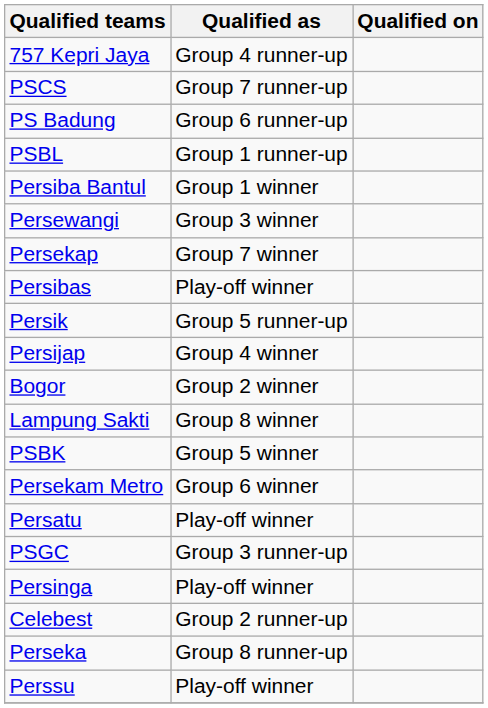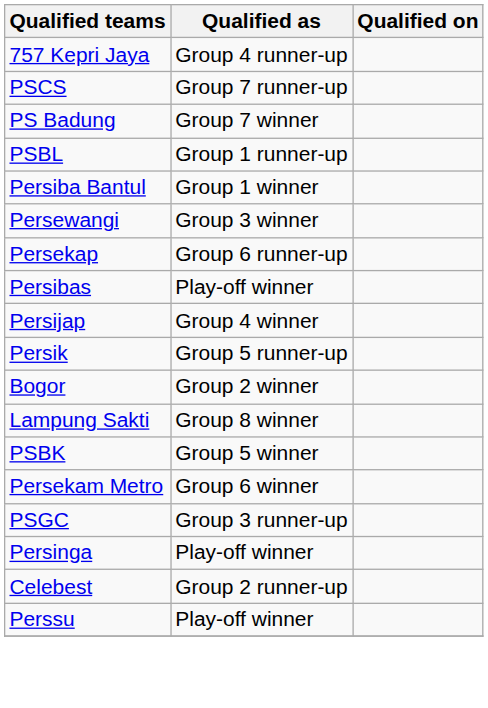(261, 120) Group 6 runner-up -> (247, 120) Group 7 winner
(247, 253) Group 7 winner -> (261, 253) Group 6 runner-up
rows swapped: (39, 320) <-> (47, 353)
- row: (46, 519)
- row: (48, 652)
